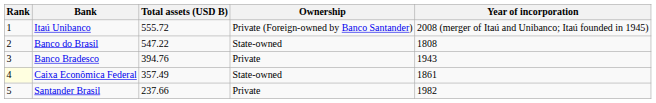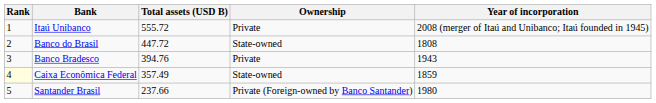(322, 28) Private (Foreign-owned by Banco Santander) -> (246, 28) Private
(155, 43) 547.22 -> (155, 43) 447.72
(427, 75) 1861 -> (427, 75) 1859
(246, 91) Private -> (322, 91) Private (Foreign-owned by Banco Santander)
(427, 91) 1982 -> (427, 91) 1980
